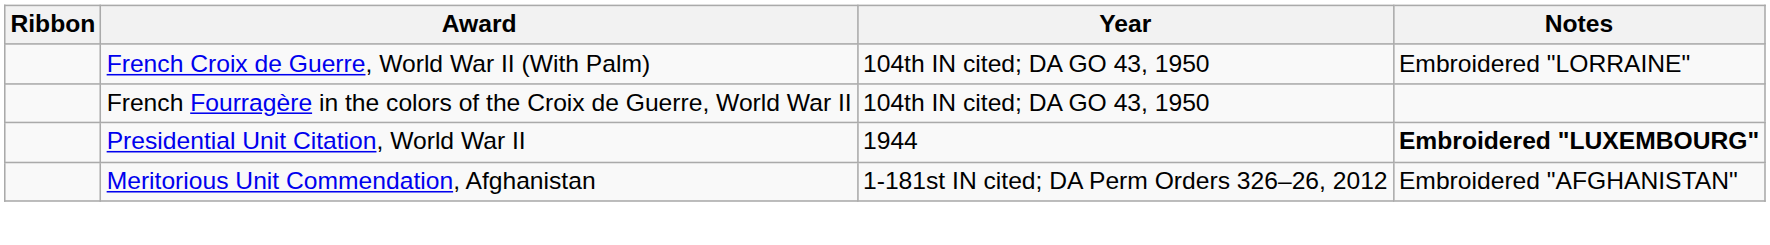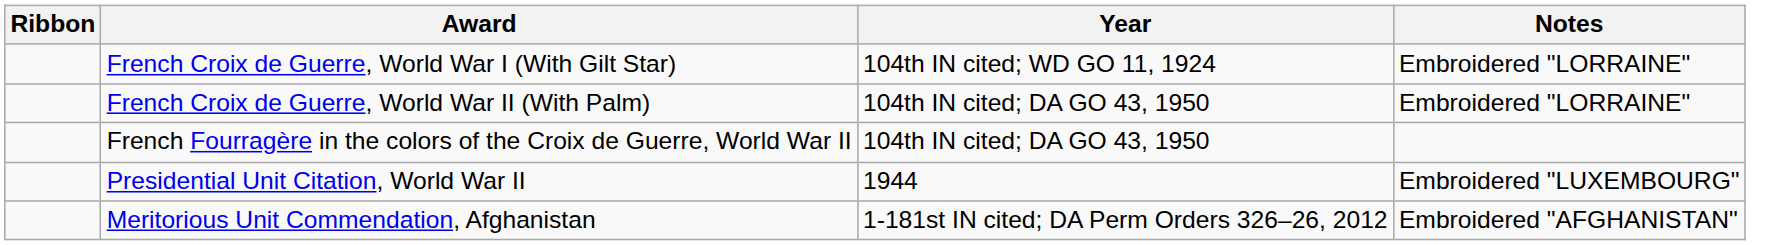+ row: (391, 63)
(1579, 141) bold -> (1569, 180) normal
